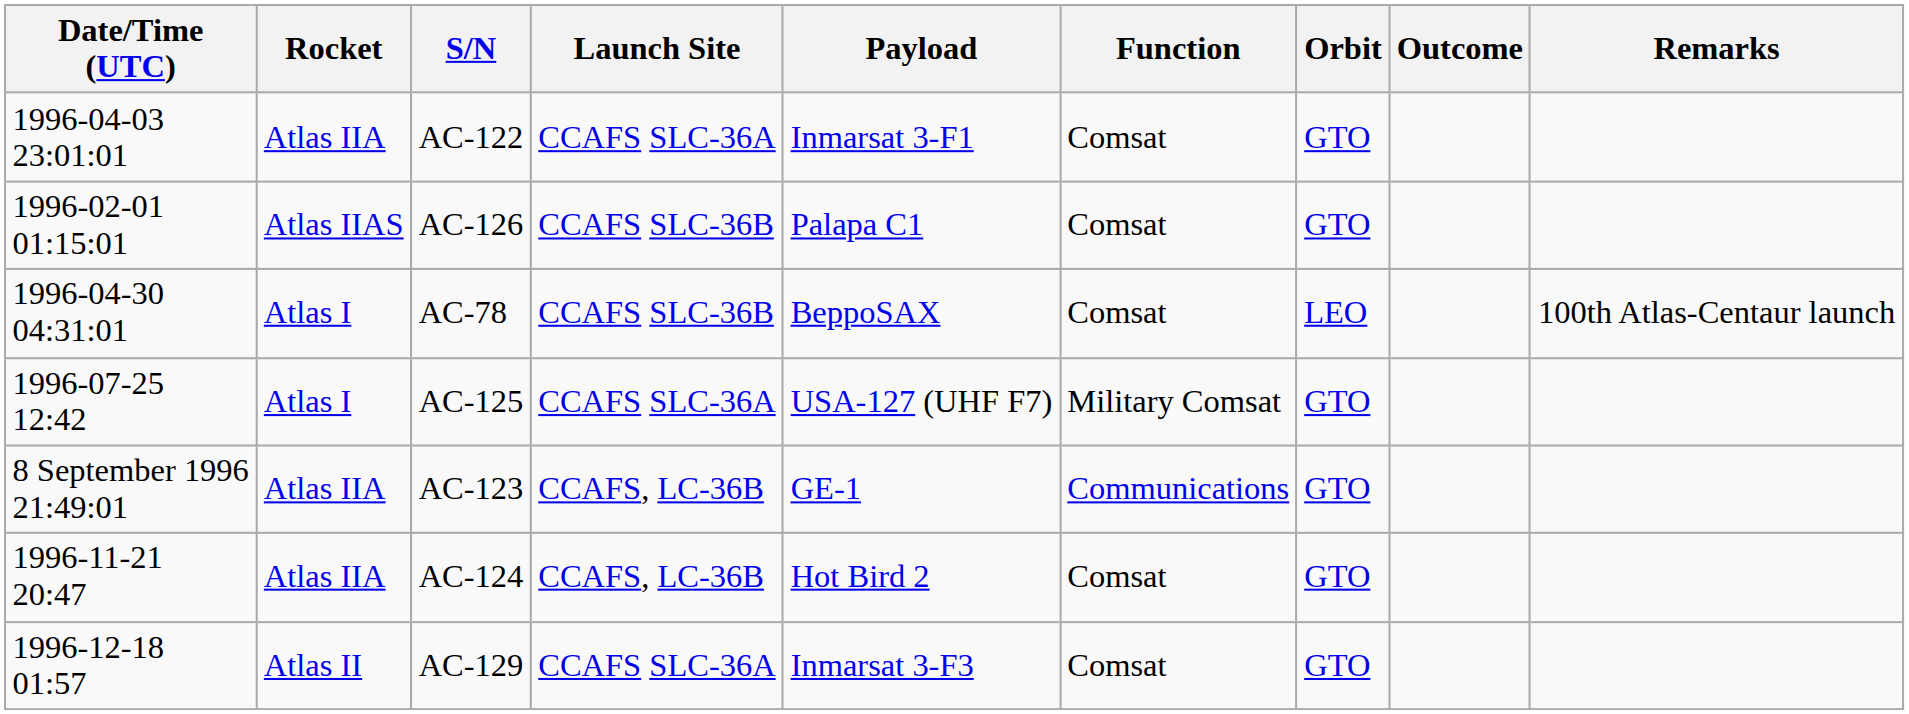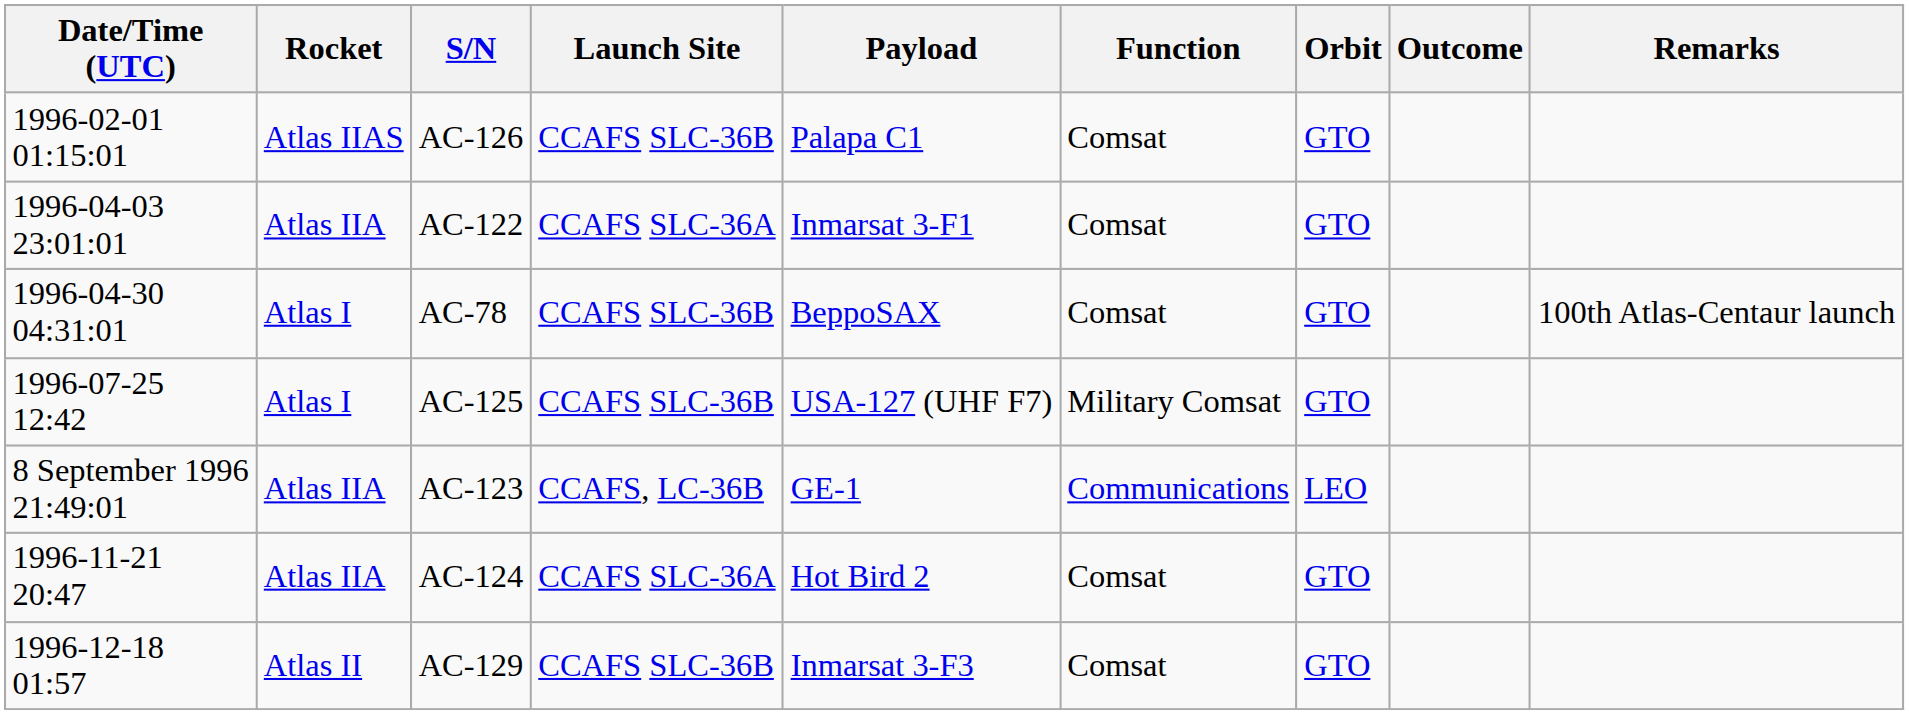rows swapped: (471, 224) <-> (471, 136)
(1336, 312) LEO -> (1337, 312) GTO
(657, 400) CCAFS SLC-36A -> (656, 400) CCAFS SLC-36B
(1337, 488) GTO -> (1336, 488) LEO
(651, 576) CCAFS, LC-36B -> (657, 576) CCAFS SLC-36A
(657, 664) CCAFS SLC-36A -> (656, 664) CCAFS SLC-36B
